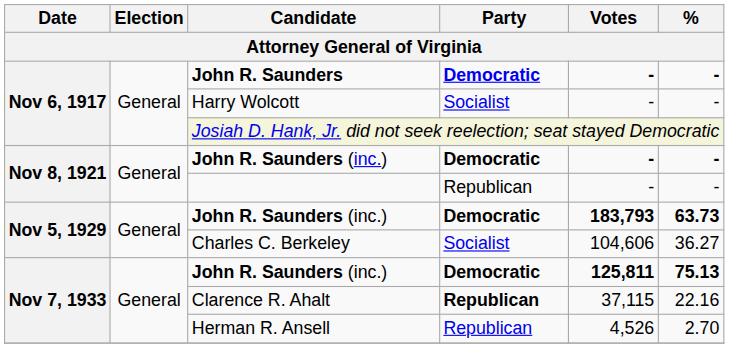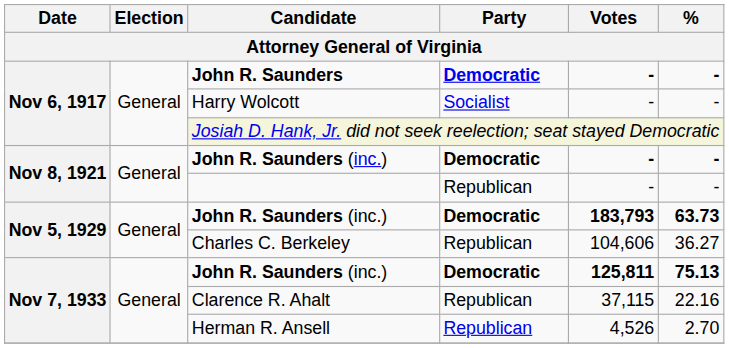(476, 243) Socialist -> (488, 243) Republican
(491, 300) bold -> (488, 300) normal
